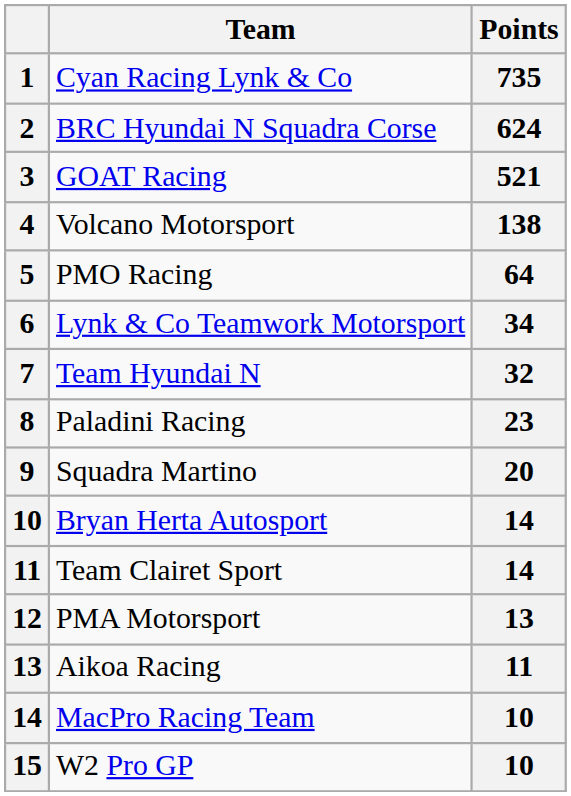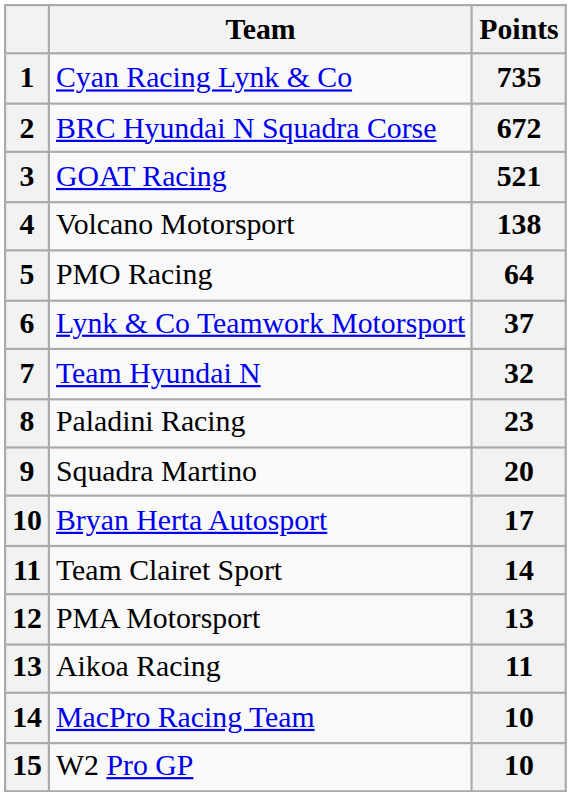(519, 126) 624 -> (519, 126) 672
(519, 323) 34 -> (519, 323) 37
(519, 520) 14 -> (519, 520) 17
